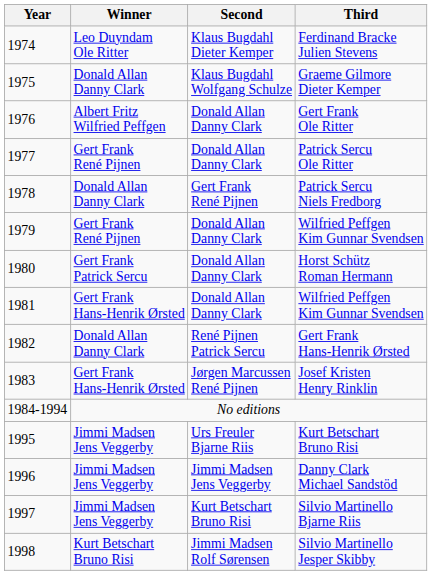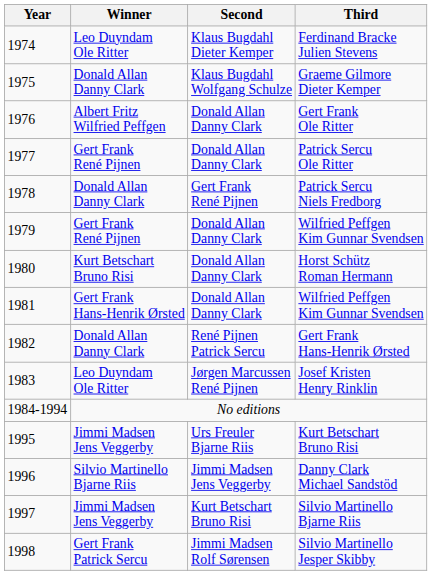(110, 268) Gert Frank Patrick Sercu -> (114, 268) Kurt Betschart Bruno Risi
(129, 380) Gert Frank Hans-Henrik Ørsted -> (113, 380) Leo Duyndam Ole Ritter
(114, 477) Jimmi Madsen Jens Veggerby -> (121, 477) Silvio Martinello Bjarne Riis
(114, 551) Kurt Betschart Bruno Risi -> (110, 551) Gert Frank Patrick Sercu
